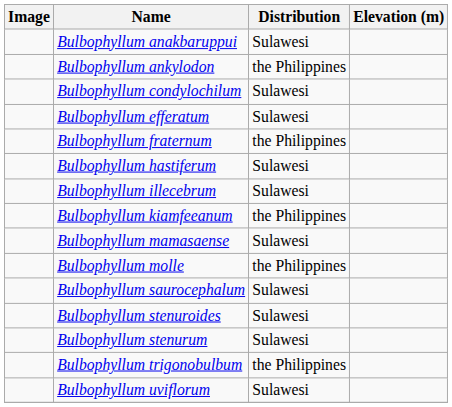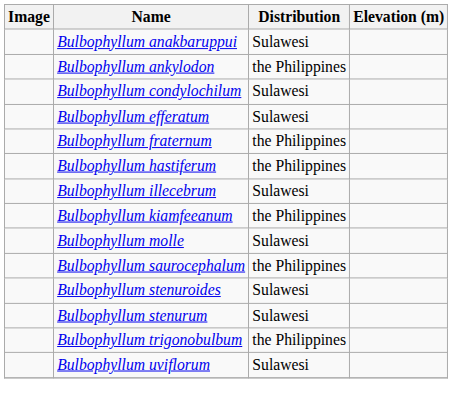(281, 166) Sulawesi -> (299, 166) the Philippines
- row: (143, 240)
(299, 265) the Philippines -> (281, 240) Sulawesi
(281, 290) Sulawesi -> (299, 265) the Philippines
